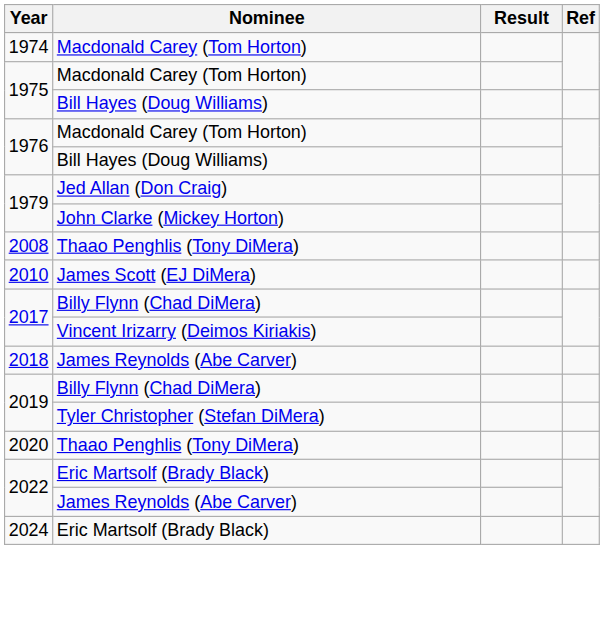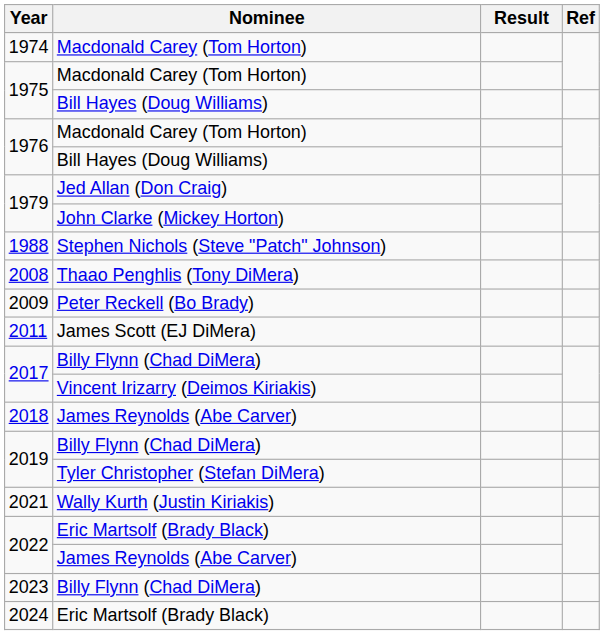+ row: (29, 246)
+ row: (29, 302)
- row: (29, 274)
+ row: (28, 331)
- row: (29, 445)
+ row: (29, 501)
+ row: (29, 587)
